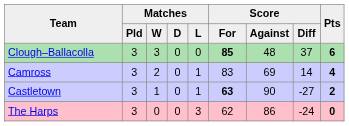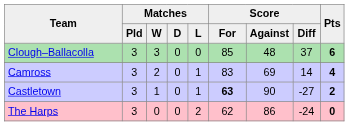(227, 53) bold -> (227, 53) normal
(198, 111) 3 -> (198, 111) 2
